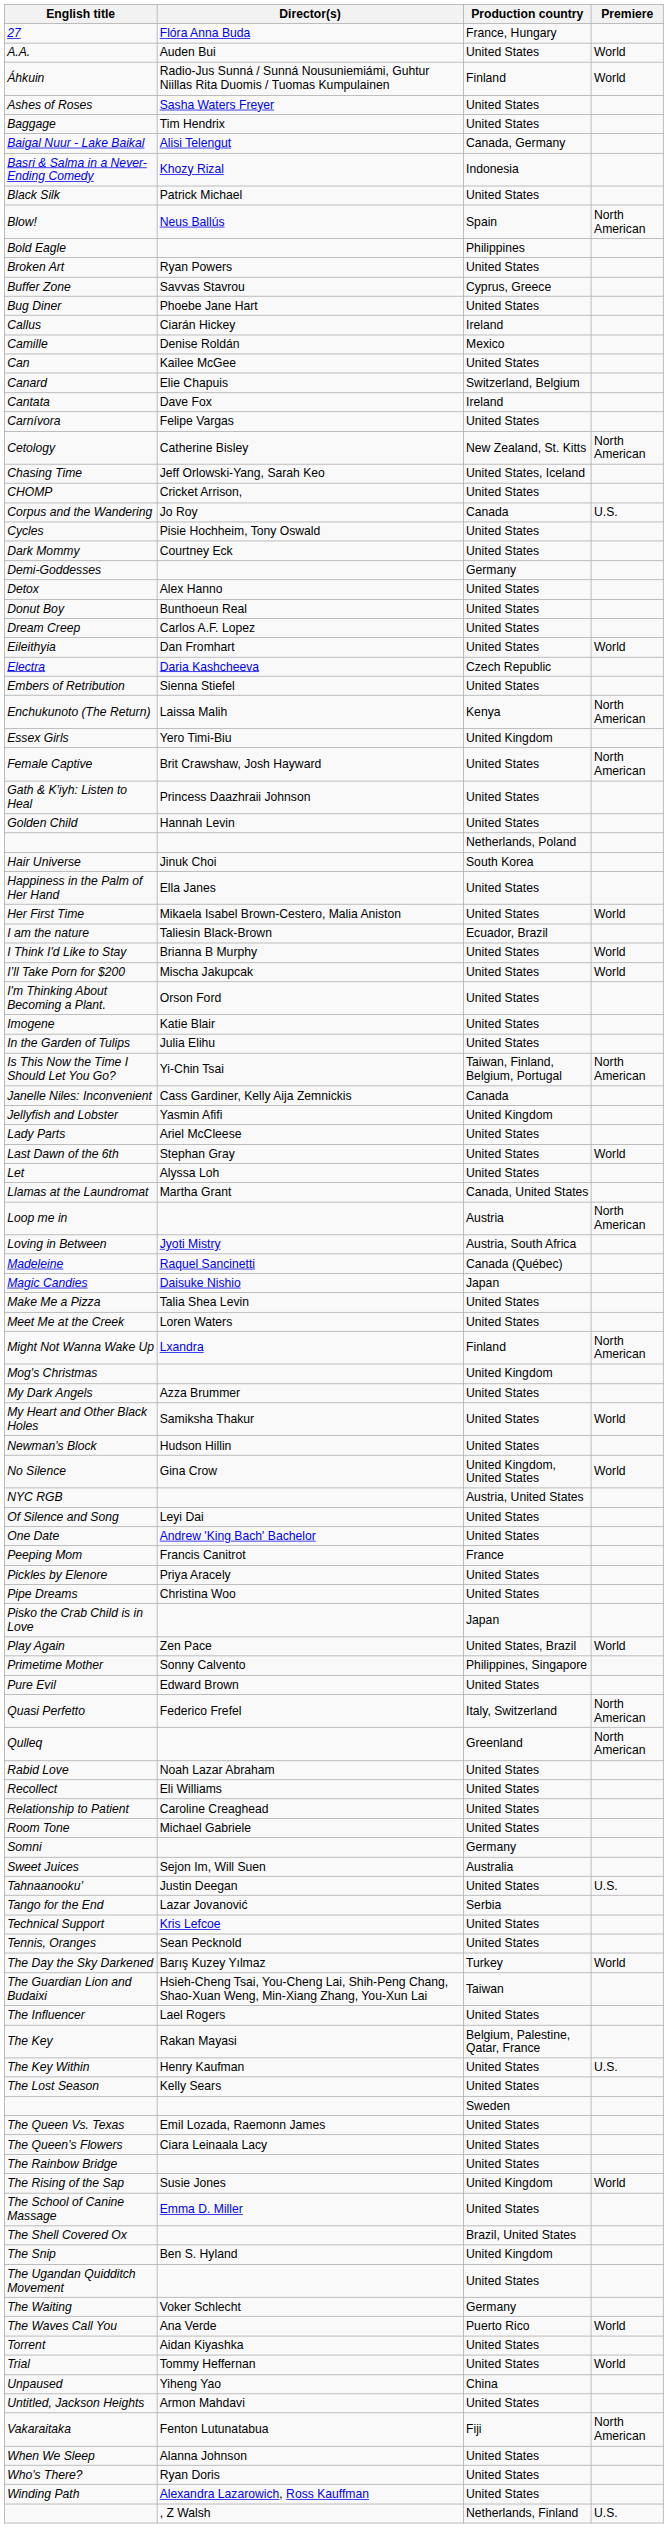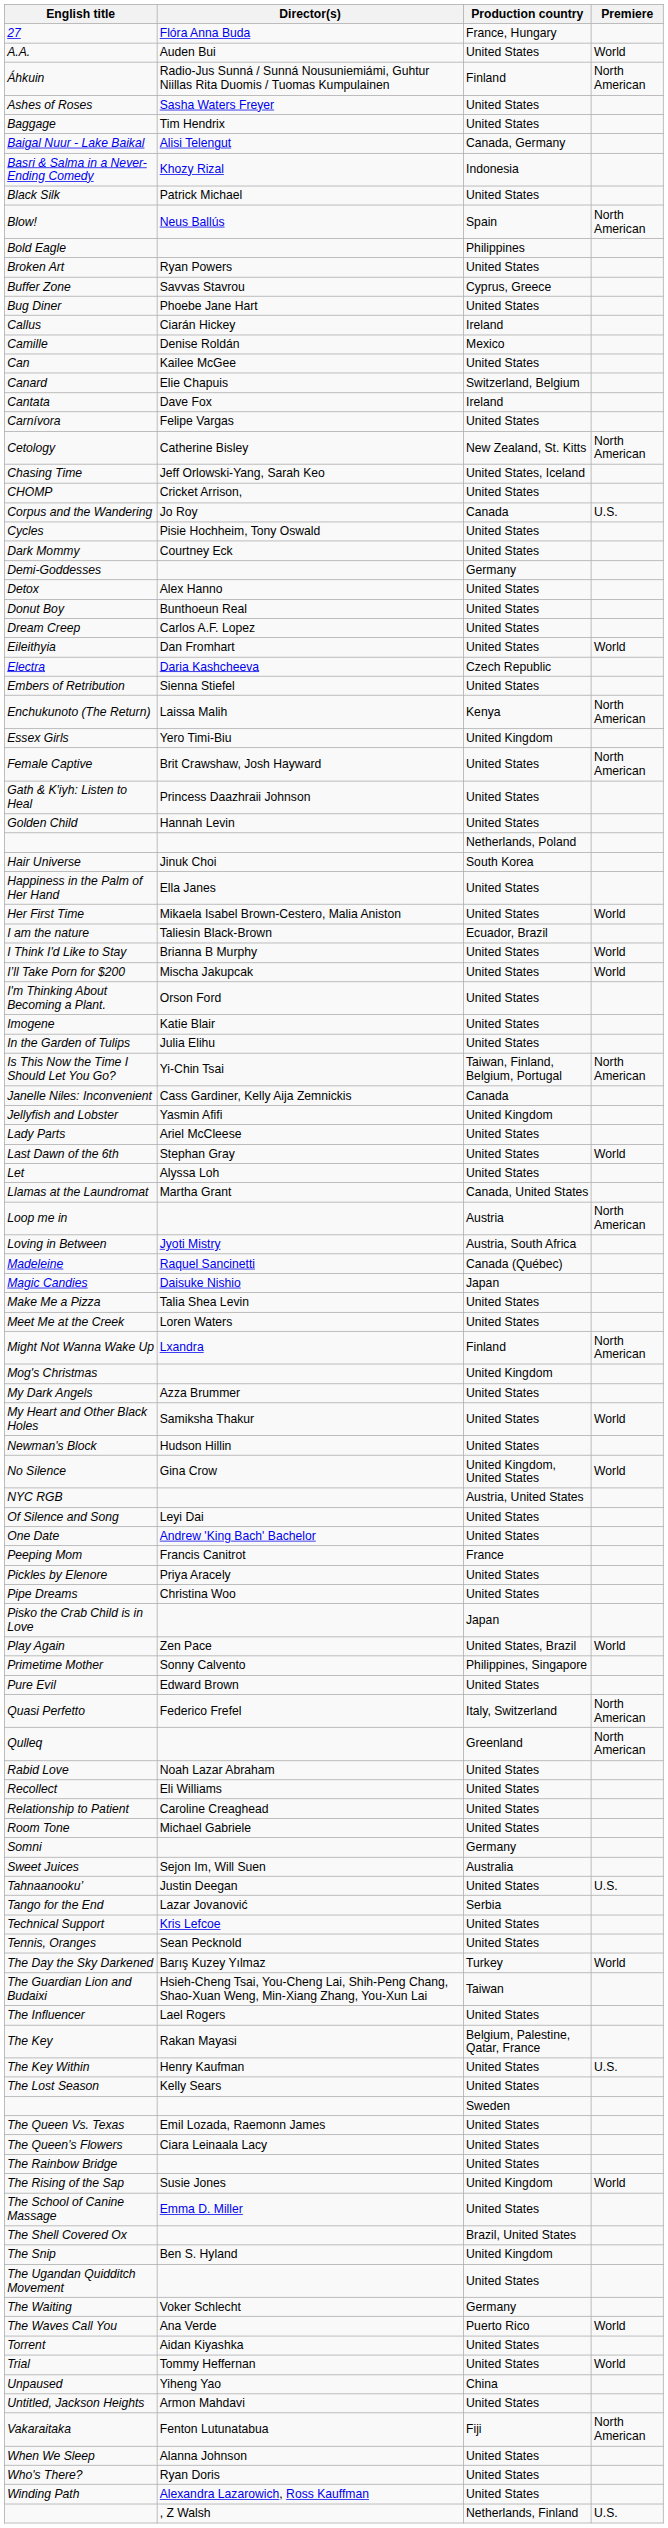(610, 78) World -> (620, 78) North American
